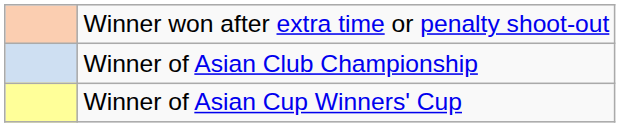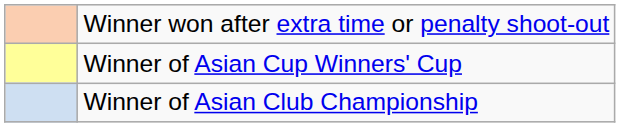rows swapped: (281, 63) <-> (273, 102)
